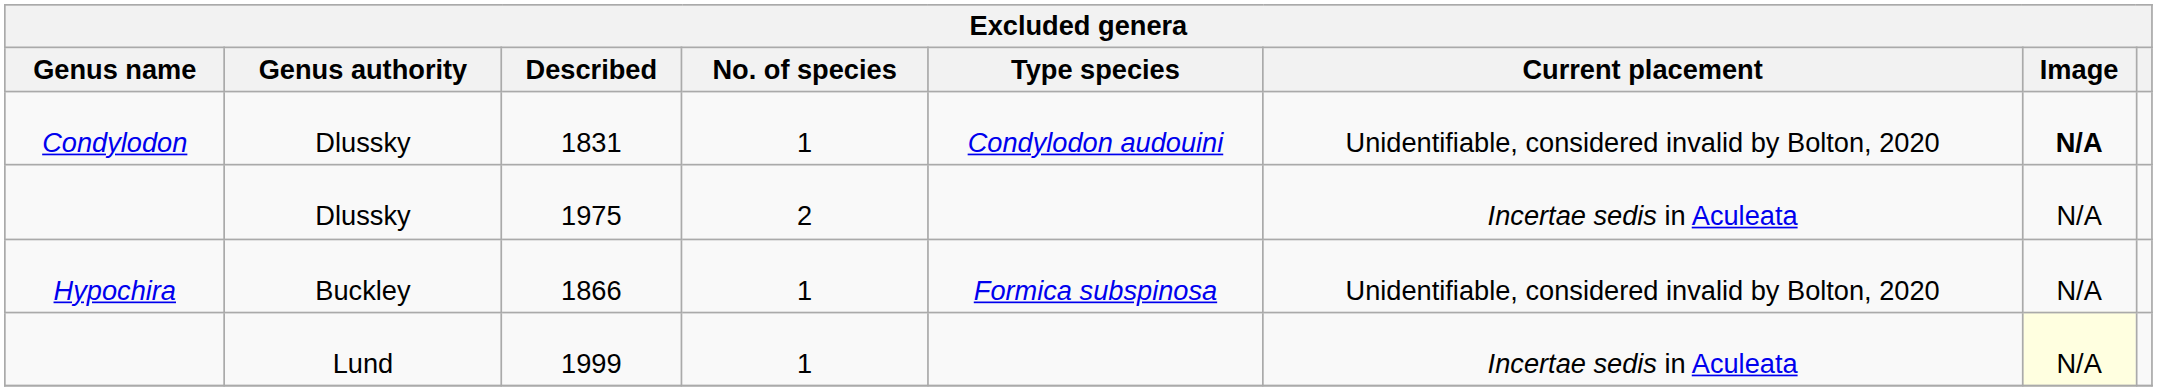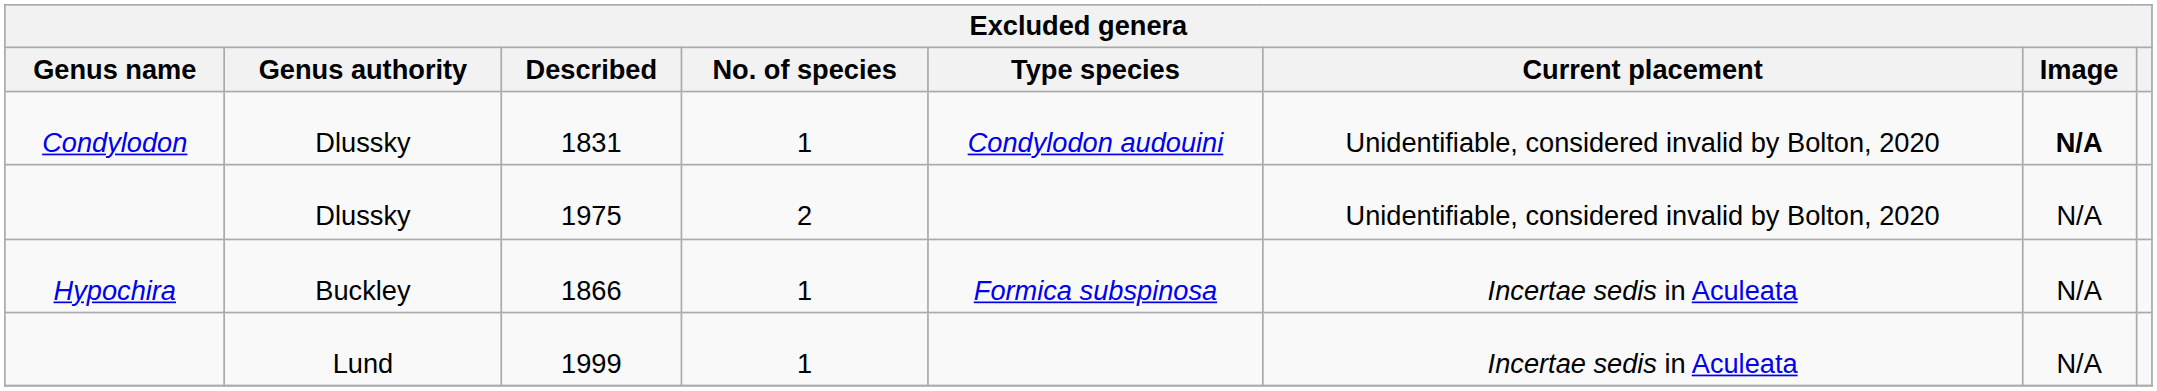(1643, 216) Incertae sedis in Aculeata -> (1643, 216) Unidentifiable, considered invalid by Bolton, 2020
(1643, 290) Unidentifiable, considered invalid by Bolton, 2020 -> (1643, 290) Incertae sedis in Aculeata
(2079, 364) lightyellow background -> (2079, 364) no background
